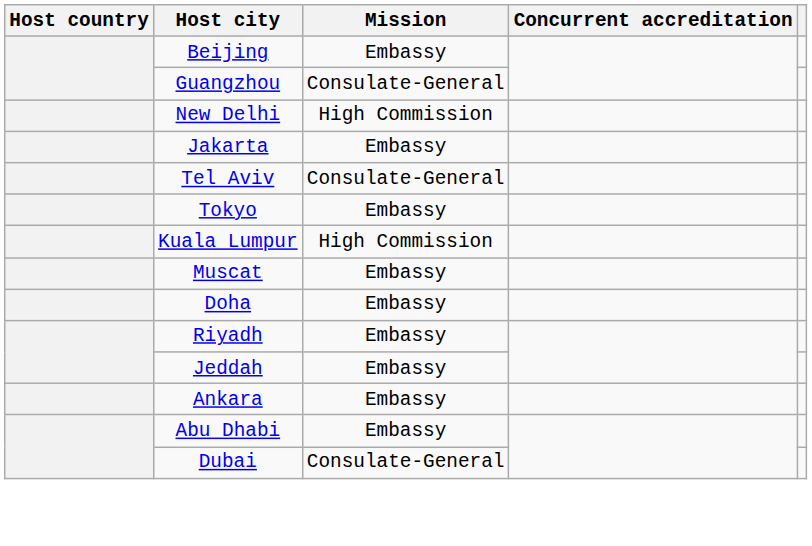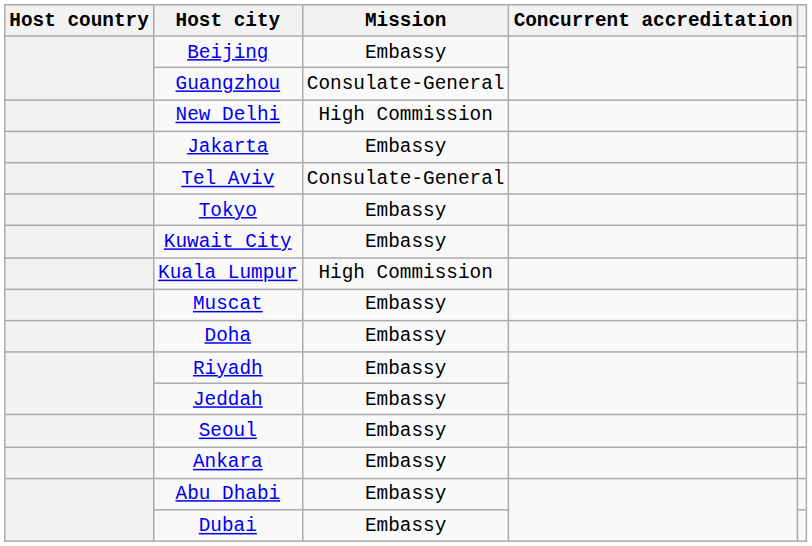+ row: (228, 242)
+ row: (228, 431)
(406, 463) Consulate-General -> (406, 526) Embassy
